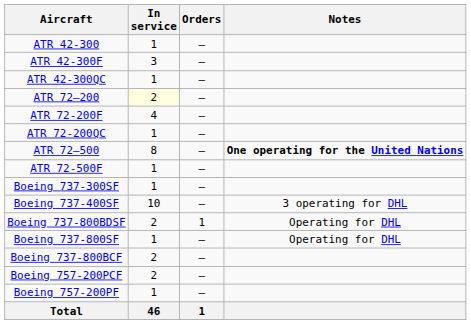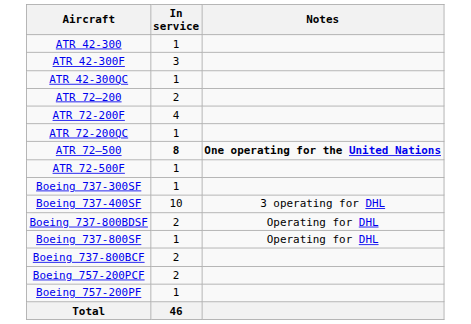- column: (202, 20)
(154, 97) lightyellow background -> (176, 97) no background
(154, 151) normal -> (176, 151) bold
